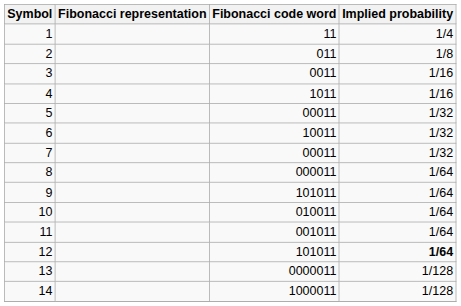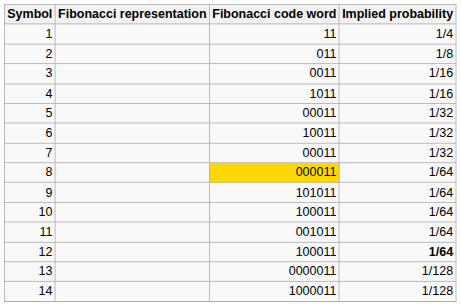(316, 172) no background -> (316, 172) gold background
(316, 212) 010011 -> (316, 212) 100011
(316, 251) 101011 -> (316, 251) 100011
